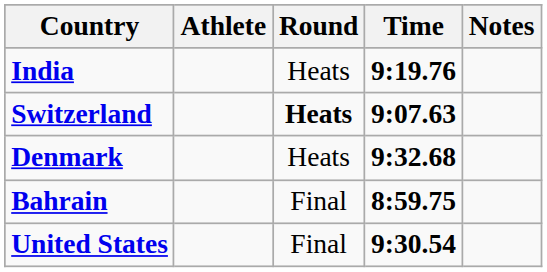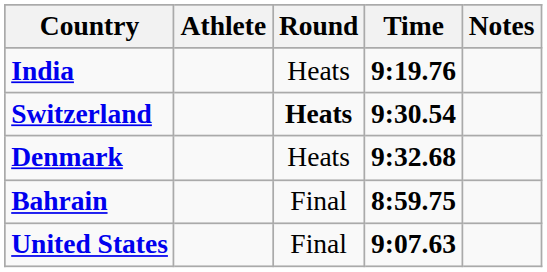(414, 113) 9:07.63 -> (414, 113) 9:30.54
(414, 244) 9:30.54 -> (414, 244) 9:07.63
